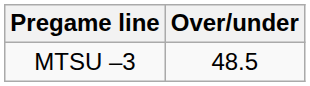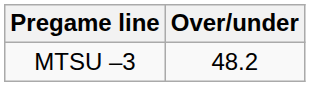(235, 61) 48.5 -> (235, 61) 48.2
